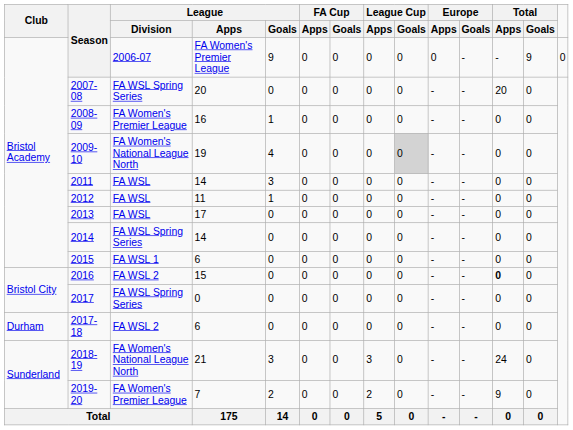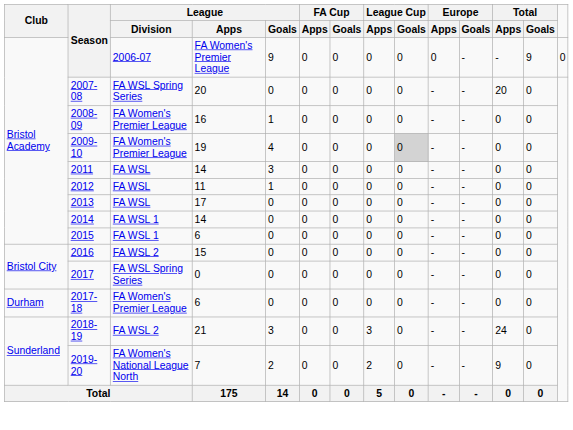(151, 153) FA Women's National League North -> (150, 147) FA Women's Premier League
(148, 237) FA WSL Spring Series -> (136, 219) FA WSL 1
(498, 276) bold -> (498, 252) normal
(136, 326) FA WSL 2 -> (150, 303) FA Women's Premier League
(151, 360) FA Women's National League North -> (136, 331) FA WSL 2
(150, 394) FA Women's Premier League -> (151, 365) FA Women's National League North
